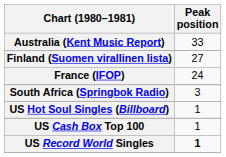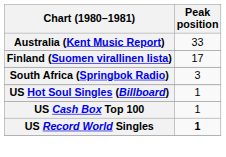(198, 59) 27 -> (198, 59) 17
- row: (89, 76)
